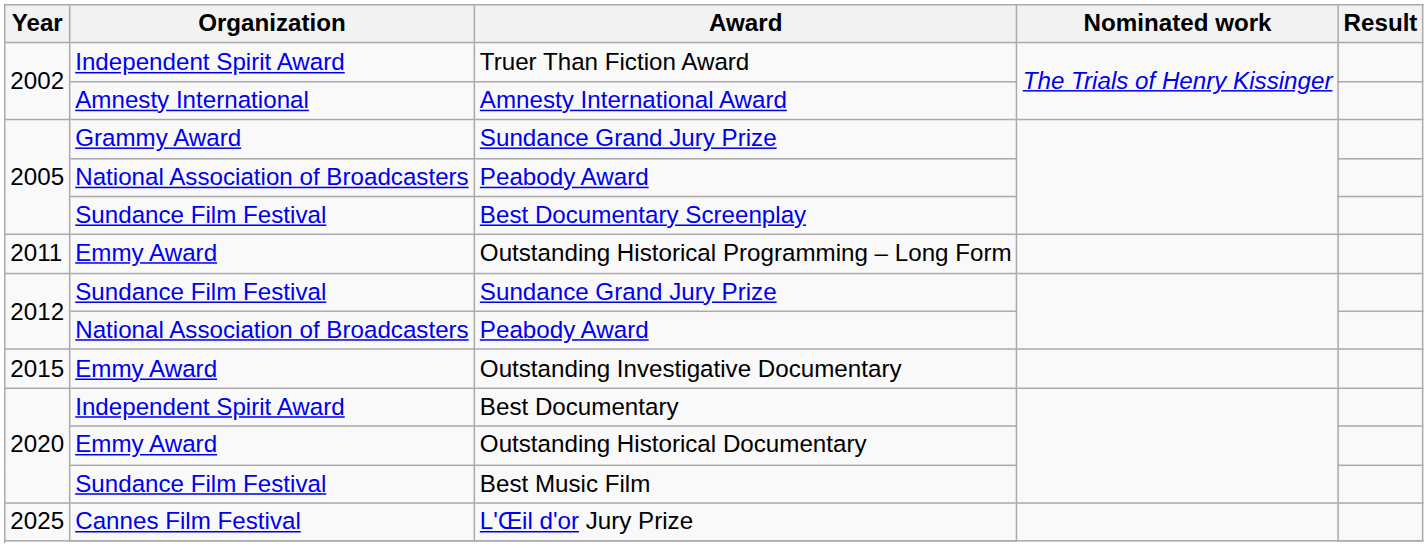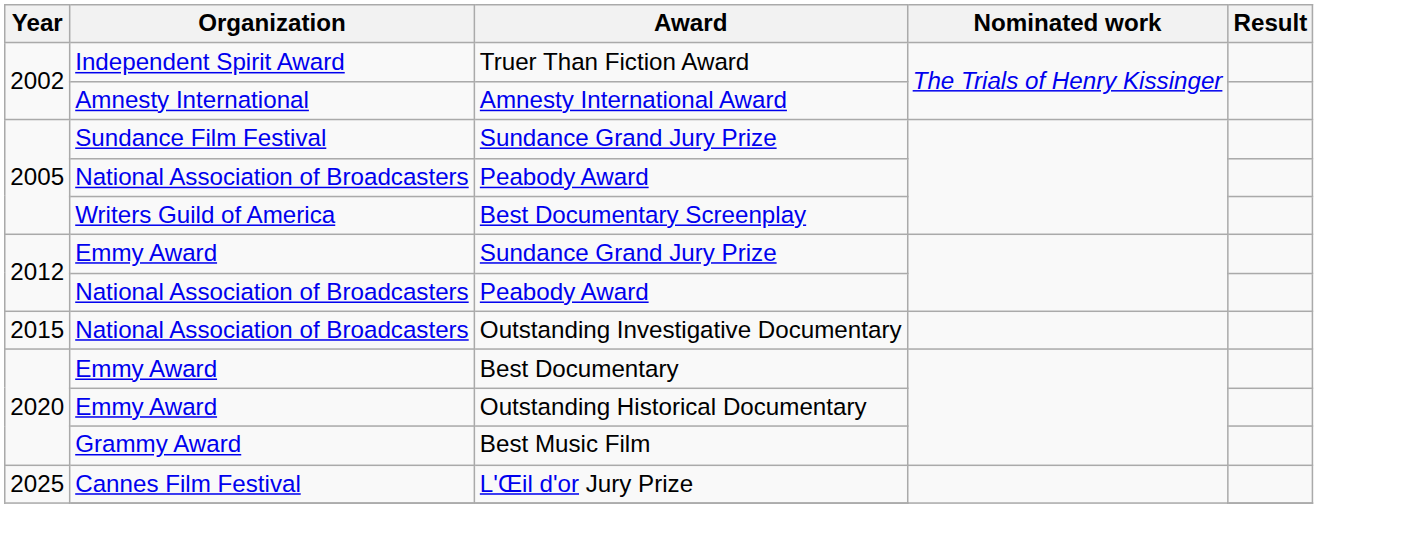(158, 138) Grammy Award -> (201, 138) Sundance Film Festival
(201, 215) Sundance Film Festival -> (205, 215) Writers Guild of America
- row: (36, 253)
(201, 291) Sundance Film Festival -> (146, 253) Emmy Award
(146, 368) Emmy Award -> (272, 330) National Association of Broadcasters
(210, 406) Independent Spirit Award -> (146, 368) Emmy Award
(201, 483) Sundance Film Festival -> (158, 445) Grammy Award
